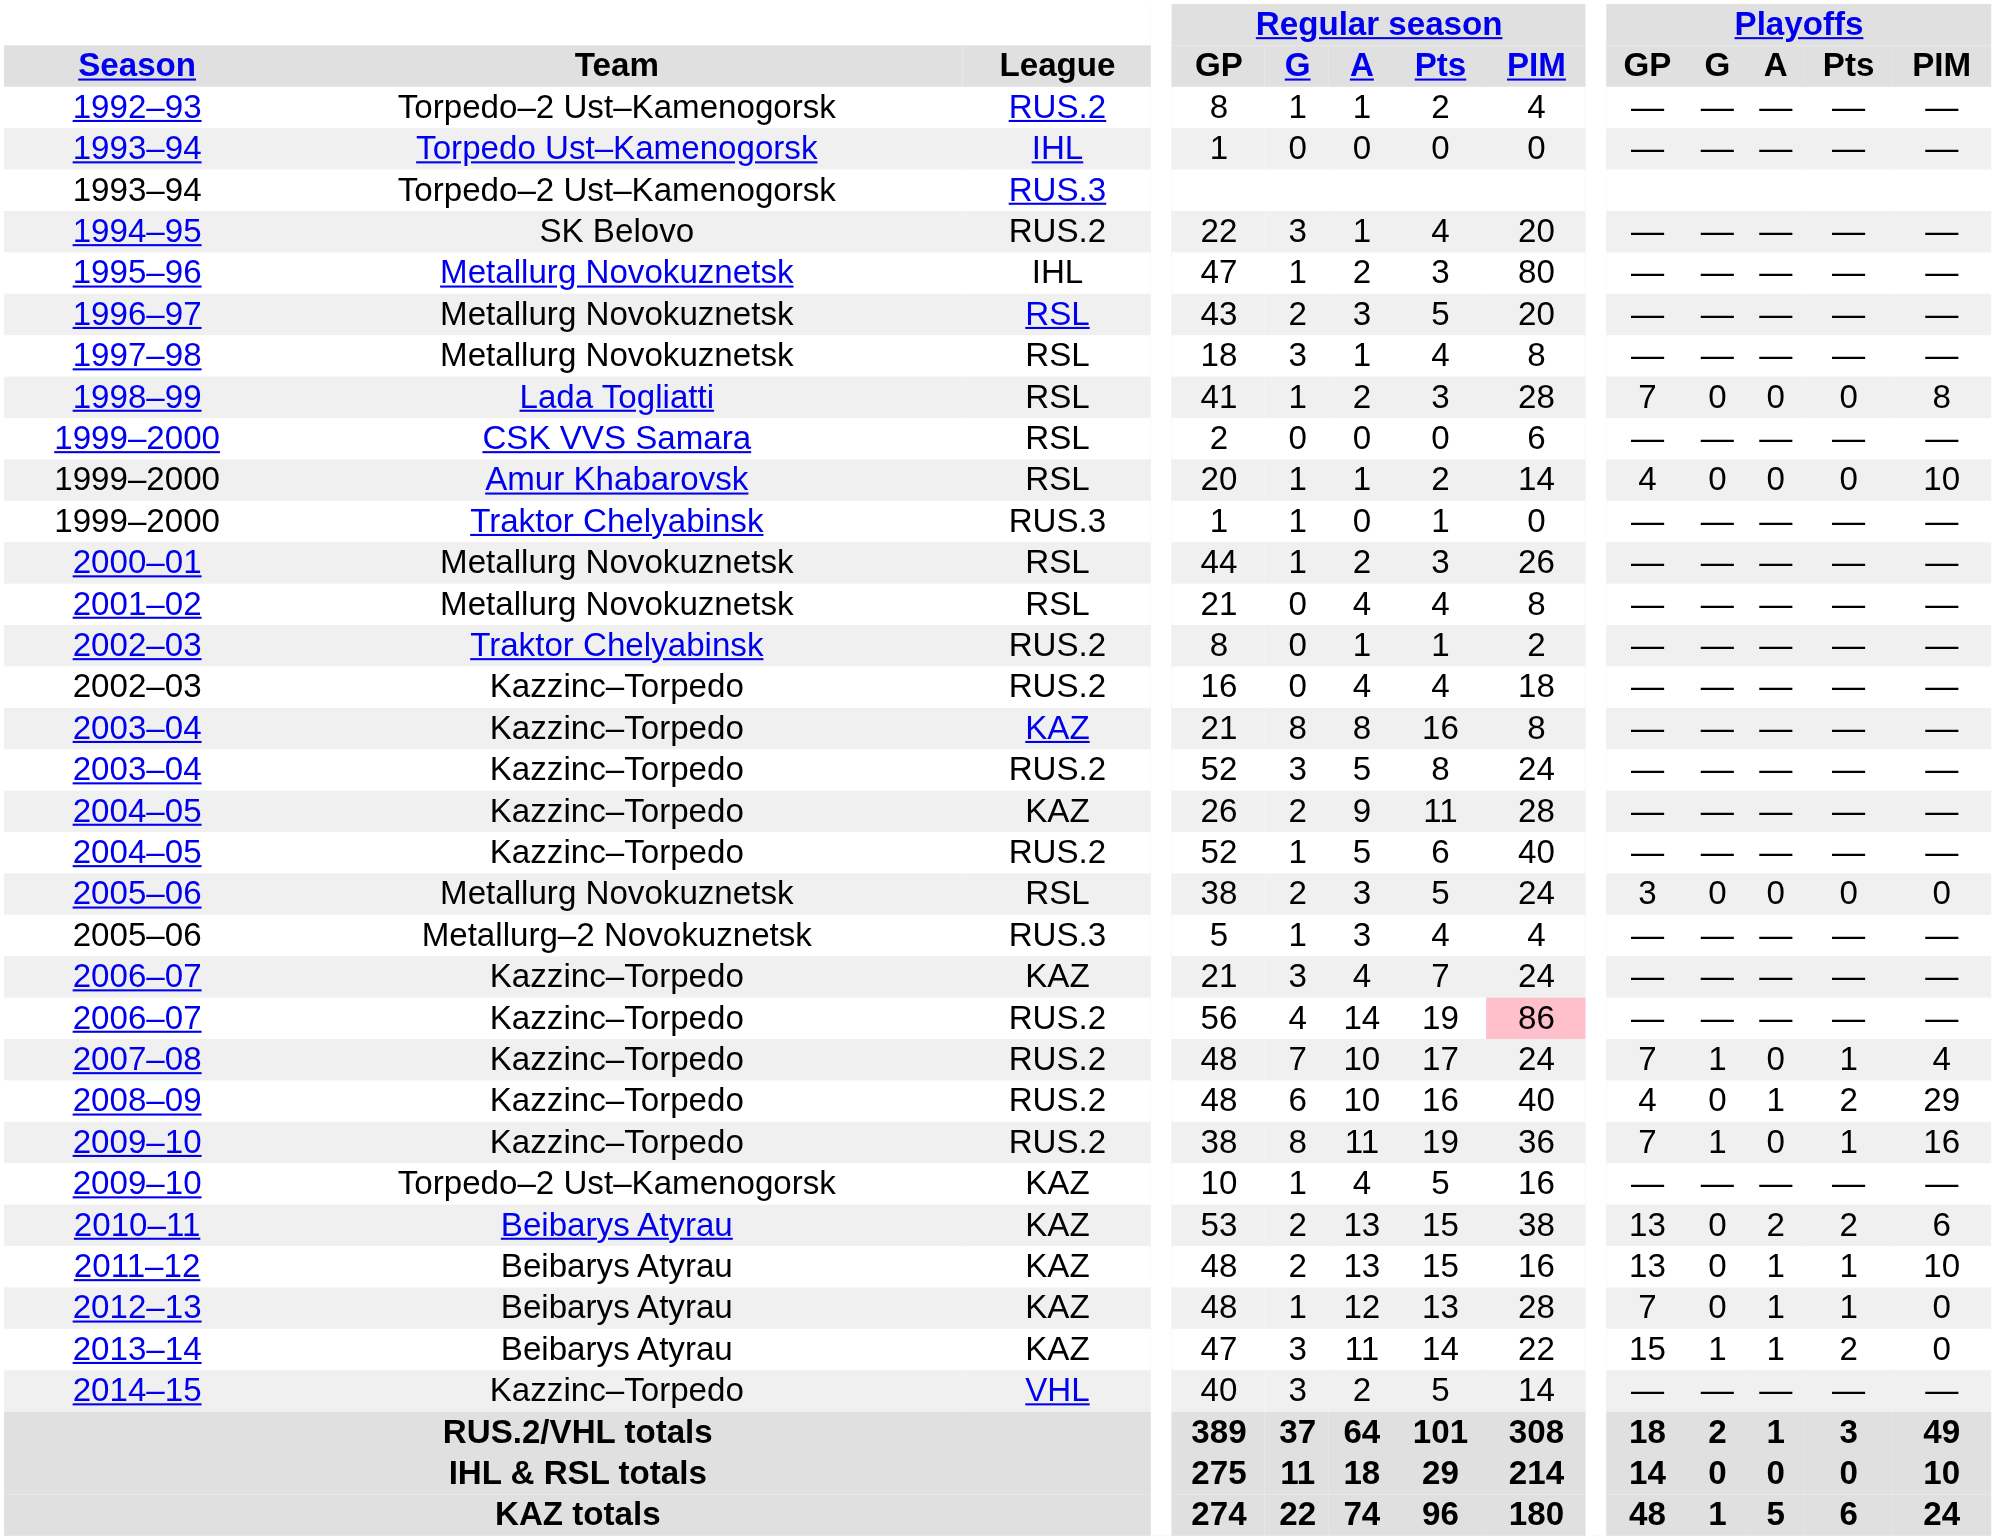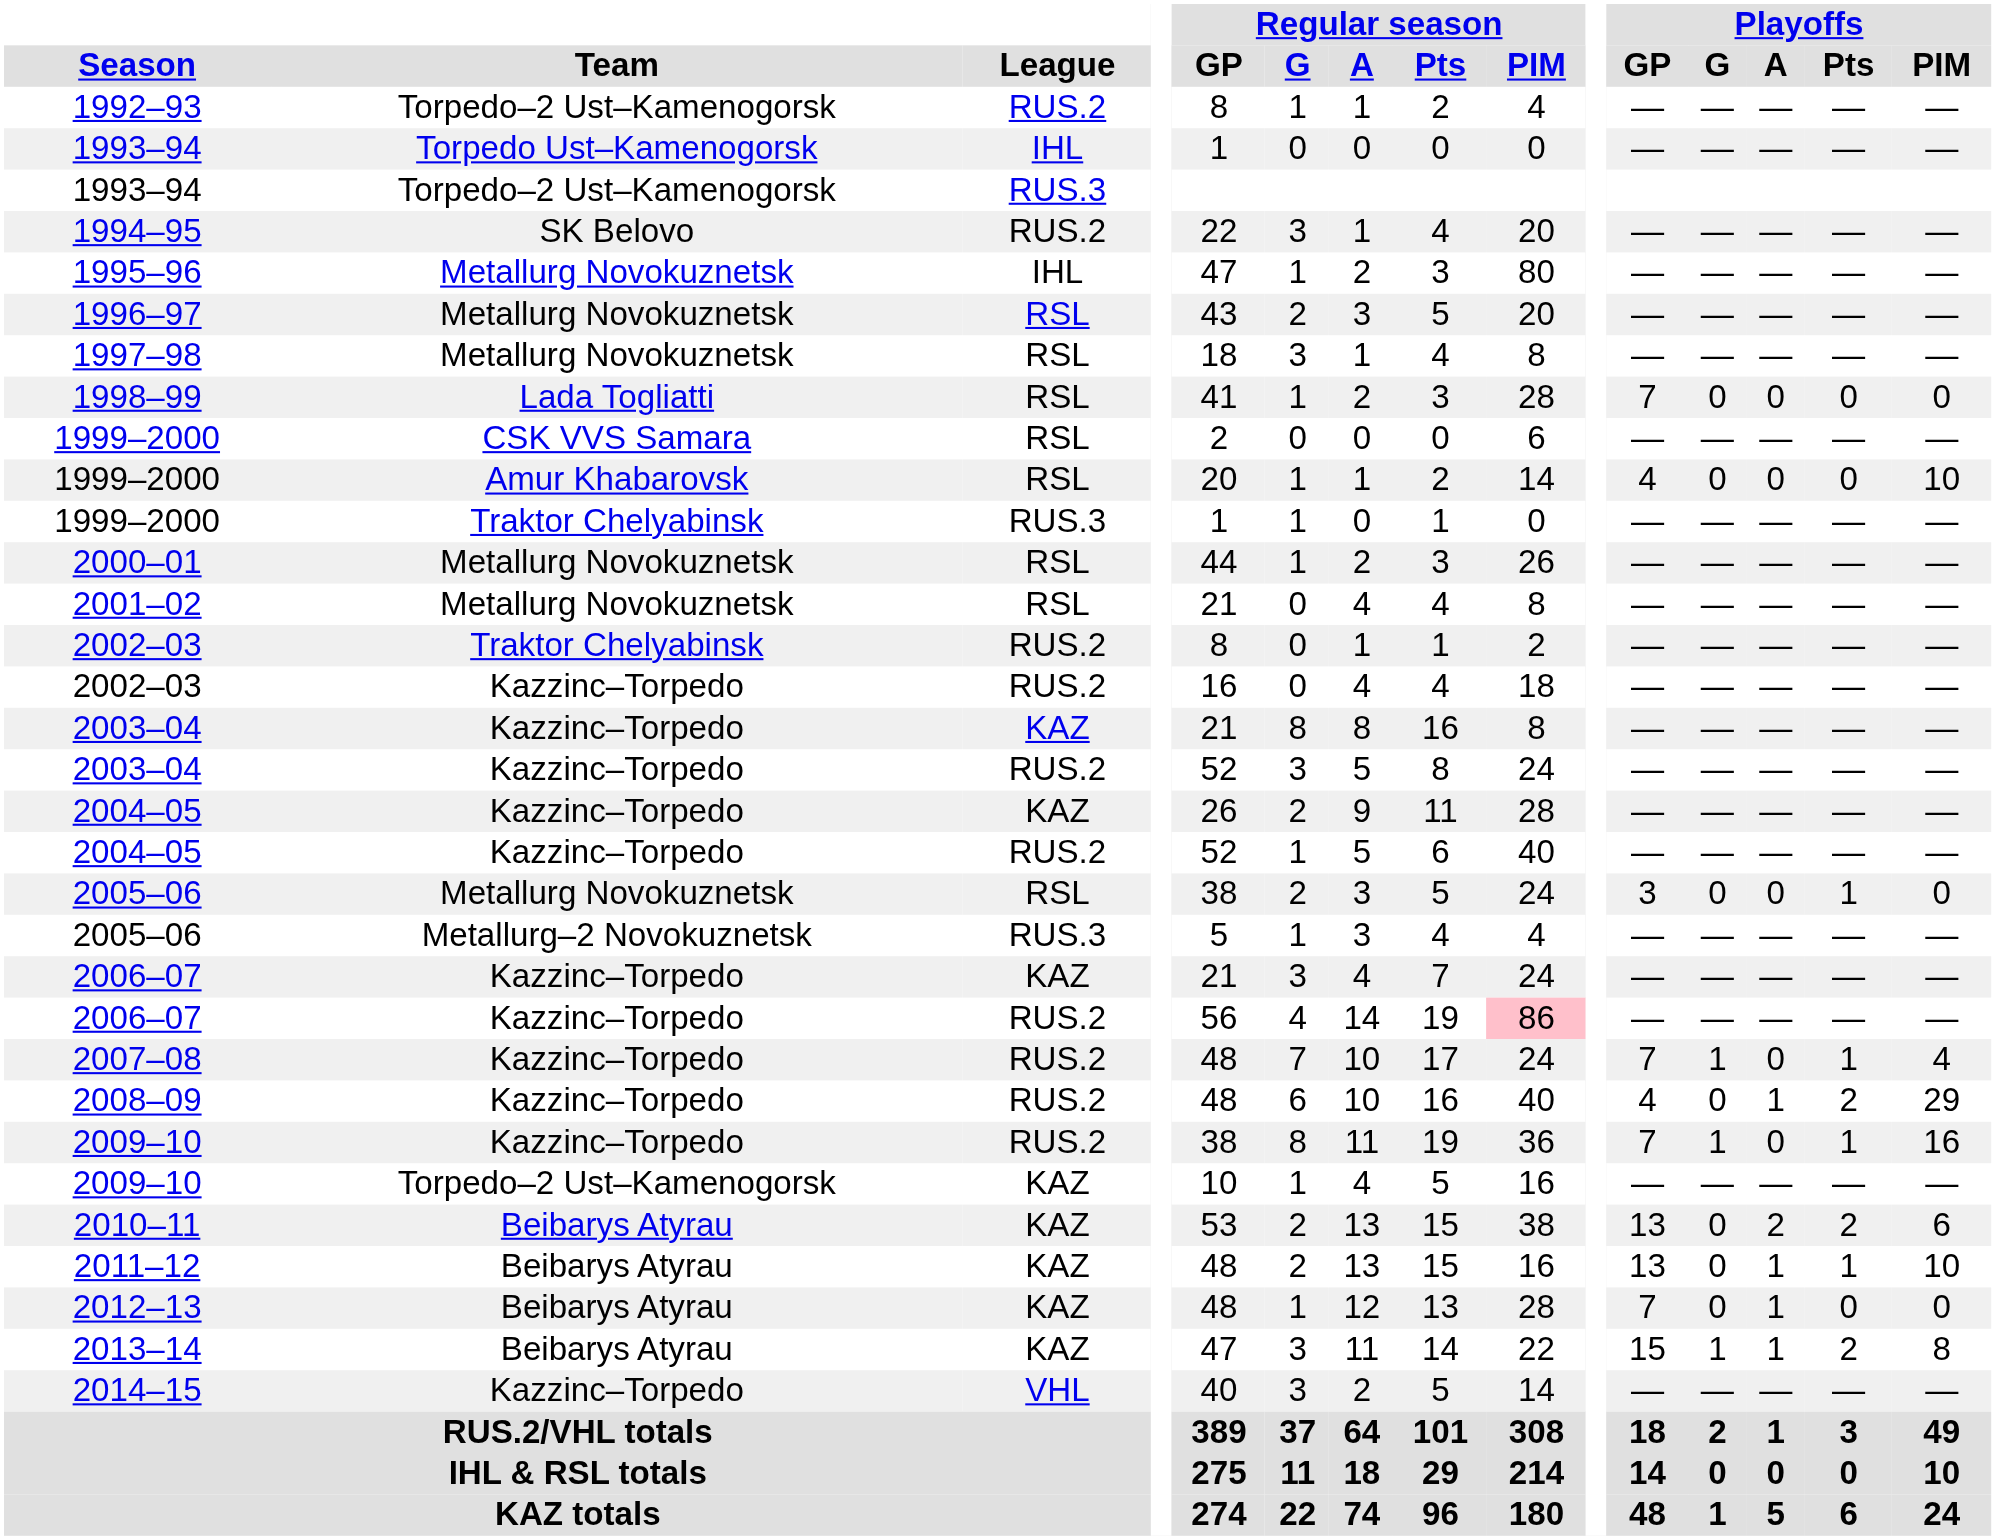(1942, 396) 8 -> (1942, 396) 0
(1849, 893) 0 -> (1849, 893) 1
(1849, 1307) 1 -> (1849, 1307) 0
(1942, 1348) 0 -> (1942, 1348) 8
